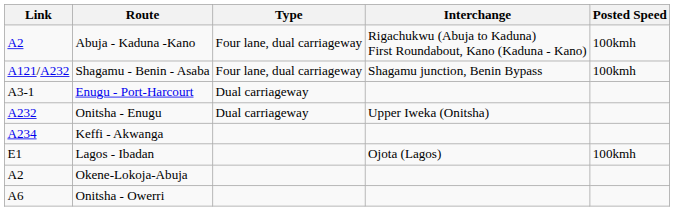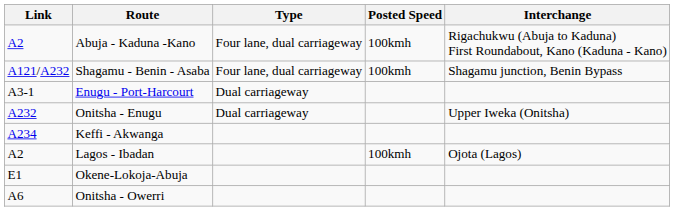columns swapped: (630, 14) <-> (477, 14)
(15, 154) E1 -> (15, 154) A2
(15, 175) A2 -> (15, 175) E1
